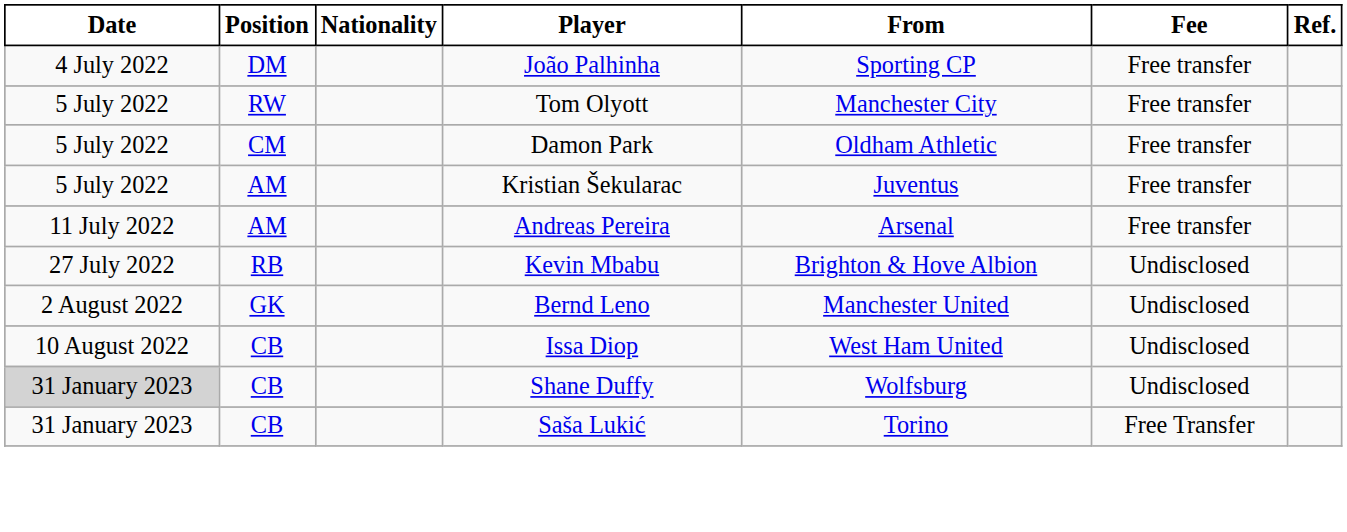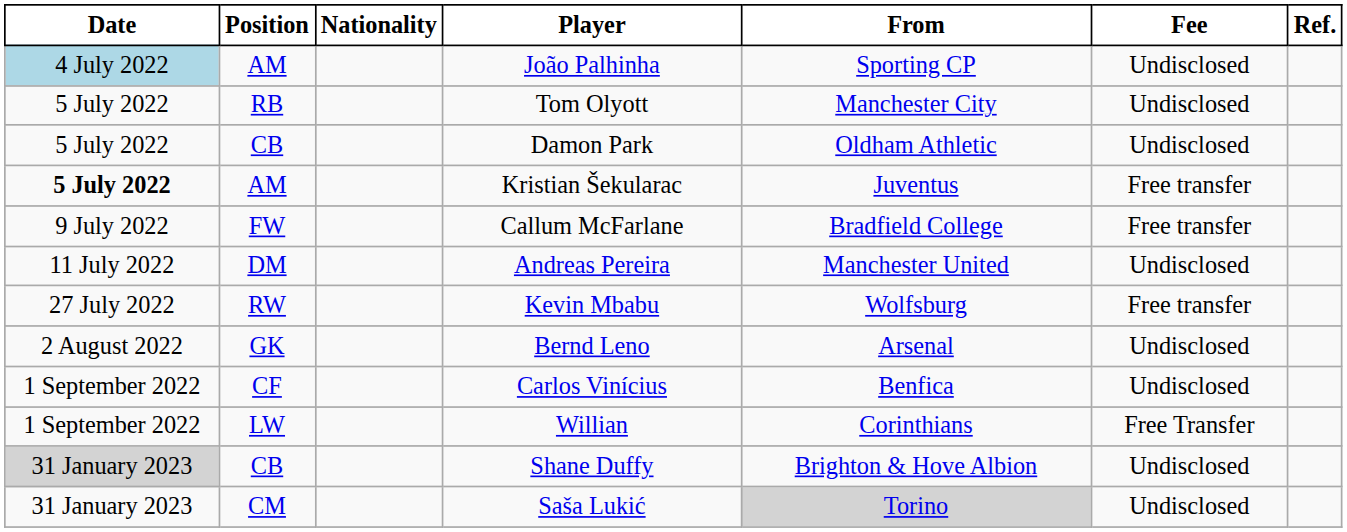(112, 65) no background -> (112, 65) lightblue background
(267, 65) DM -> (267, 65) AM
(1189, 65) Free transfer -> (1189, 65) Undisclosed
(267, 105) RW -> (267, 105) RB
(1189, 105) Free transfer -> (1189, 105) Undisclosed
(267, 145) CM -> (267, 145) CB
(1189, 145) Free transfer -> (1189, 145) Undisclosed
(112, 185) normal -> (112, 185) bold
+ row: (592, 225)
(267, 225) AM -> (267, 265) DM
(916, 225) Arsenal -> (916, 265) Manchester United
(1189, 225) Free transfer -> (1189, 265) Undisclosed
(267, 265) RB -> (267, 305) RW
(916, 265) Brighton & Hove Albion -> (916, 305) Wolfsburg
(1189, 265) Undisclosed -> (1189, 305) Free transfer
(916, 305) Manchester United -> (916, 346) Arsenal
- row: (592, 346)
+ row: (592, 386)
+ row: (592, 426)
(916, 386) Wolfsburg -> (916, 466) Brighton & Hove Albion
(267, 426) CB -> (267, 506) CM
(916, 426) no background -> (916, 506) lightgrey background
(1189, 426) Free Transfer -> (1189, 506) Undisclosed
